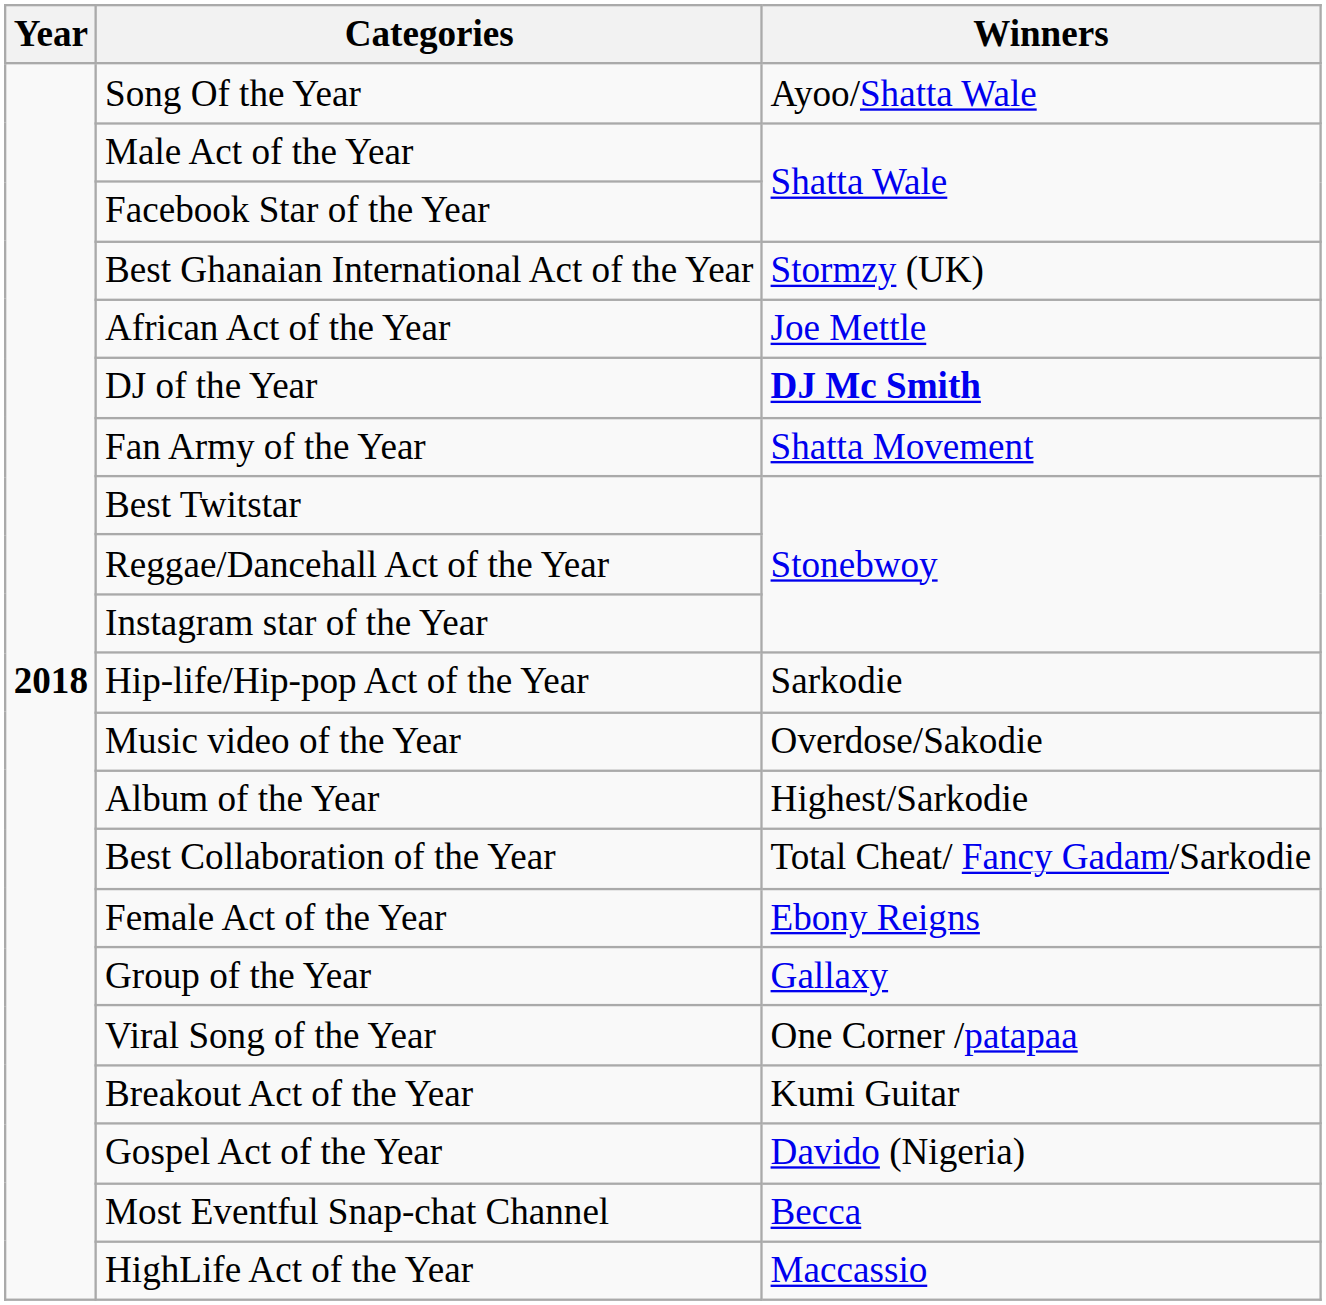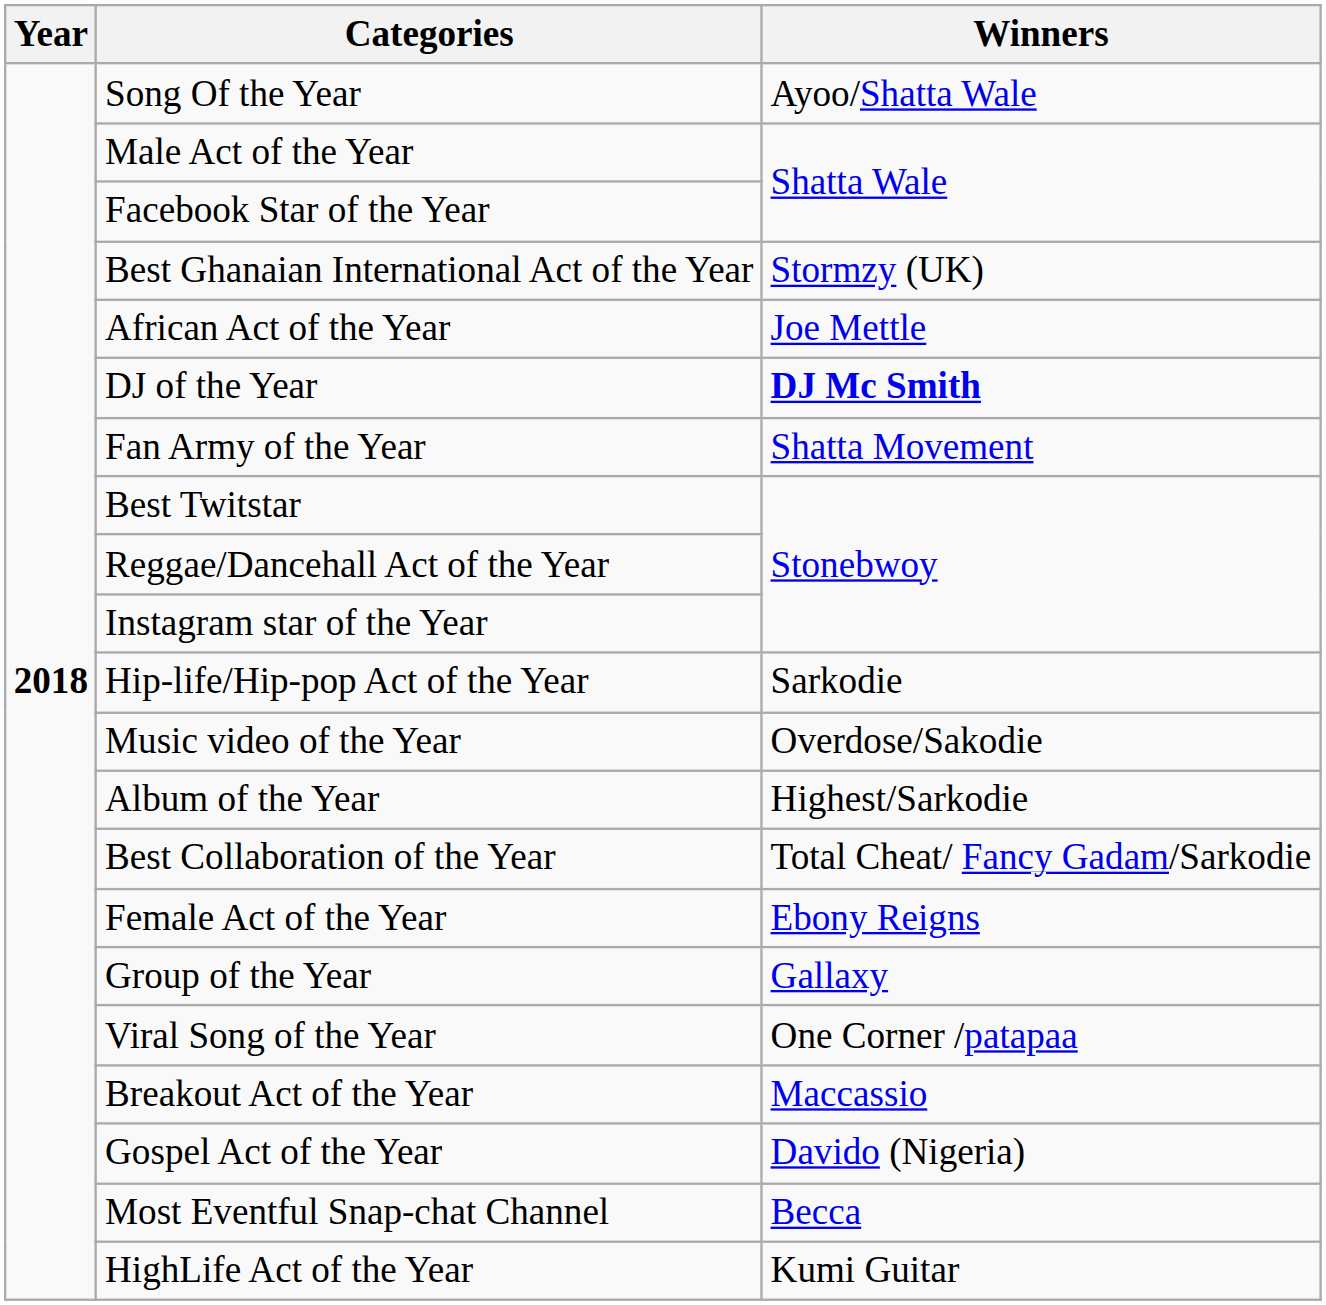(865, 1093) Kumi Guitar -> (849, 1093) Maccassio
(849, 1270) Maccassio -> (865, 1270) Kumi Guitar
